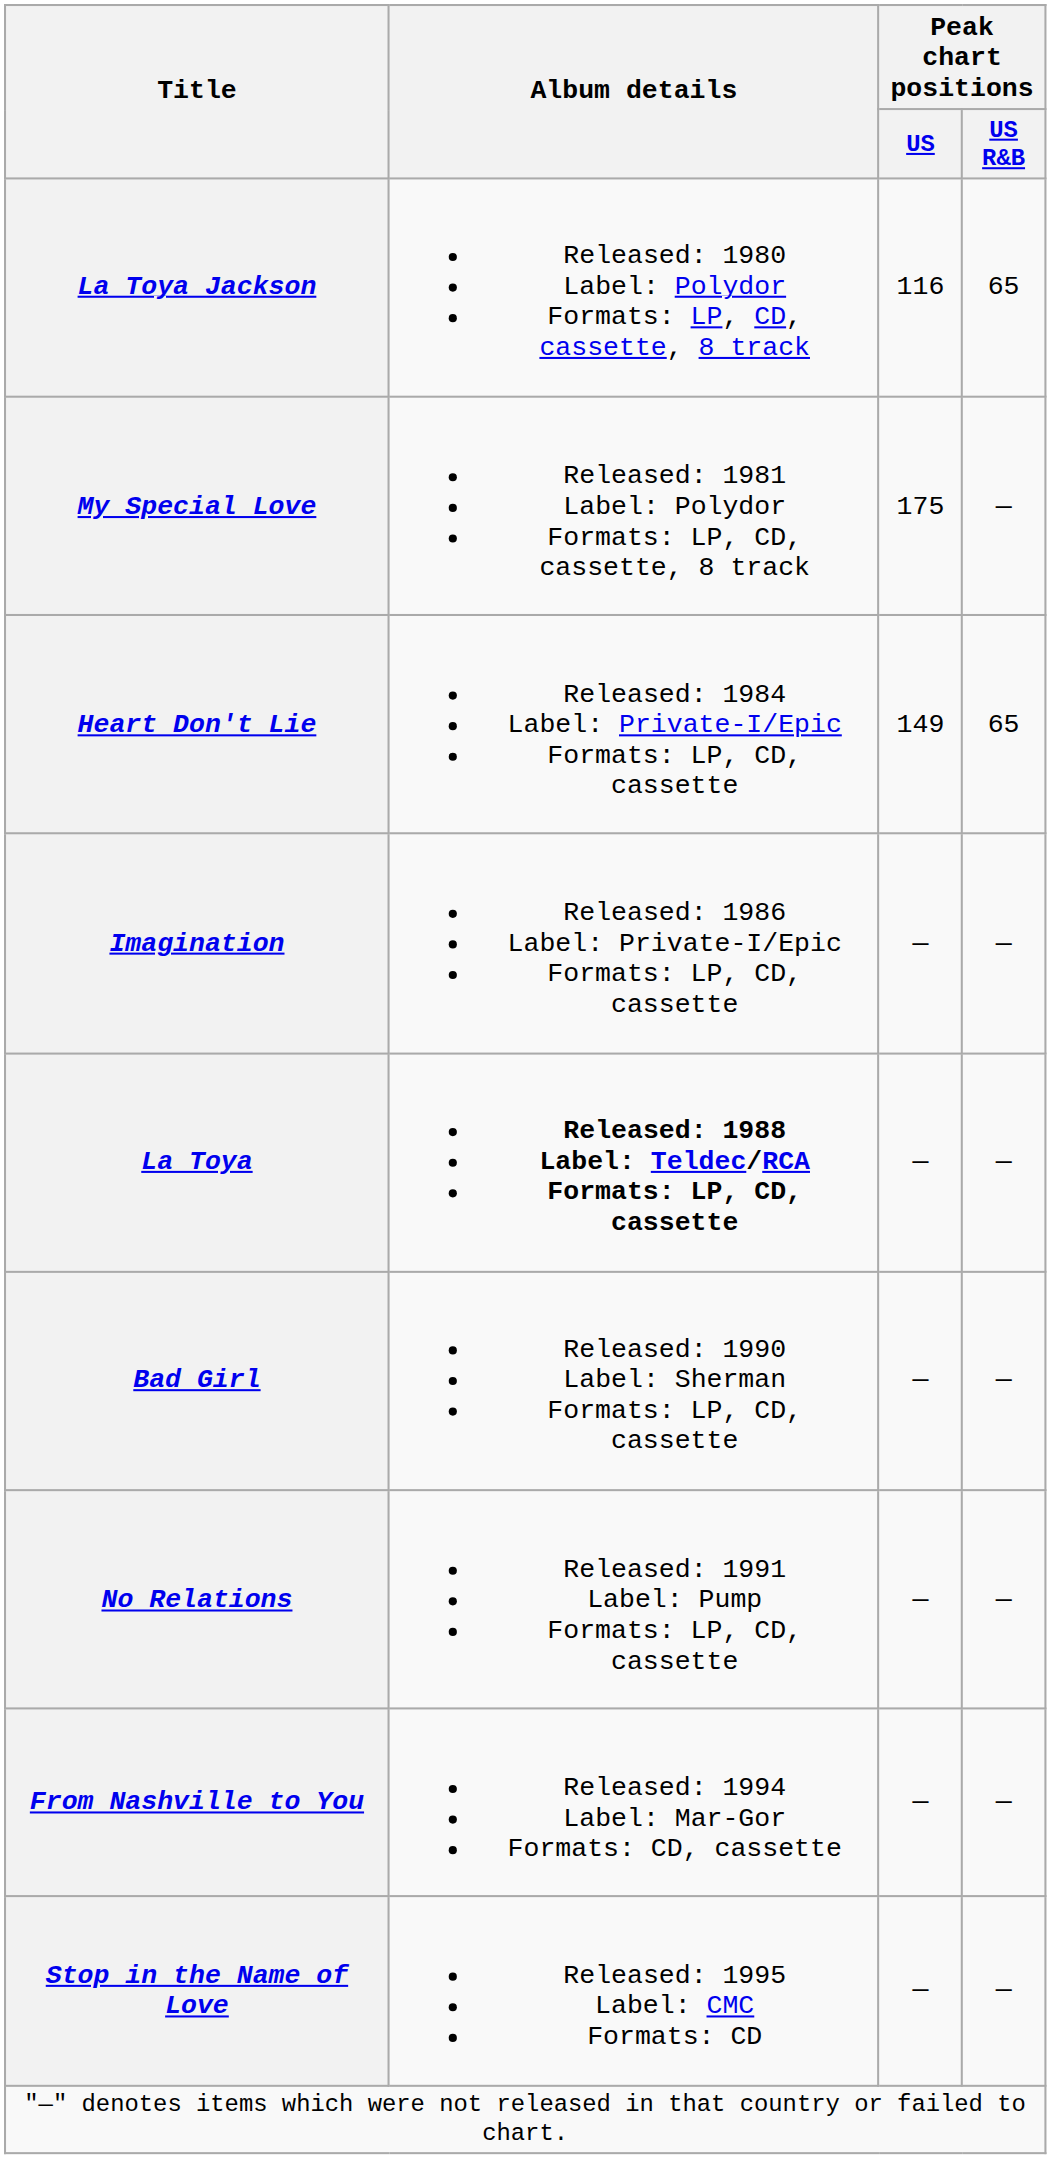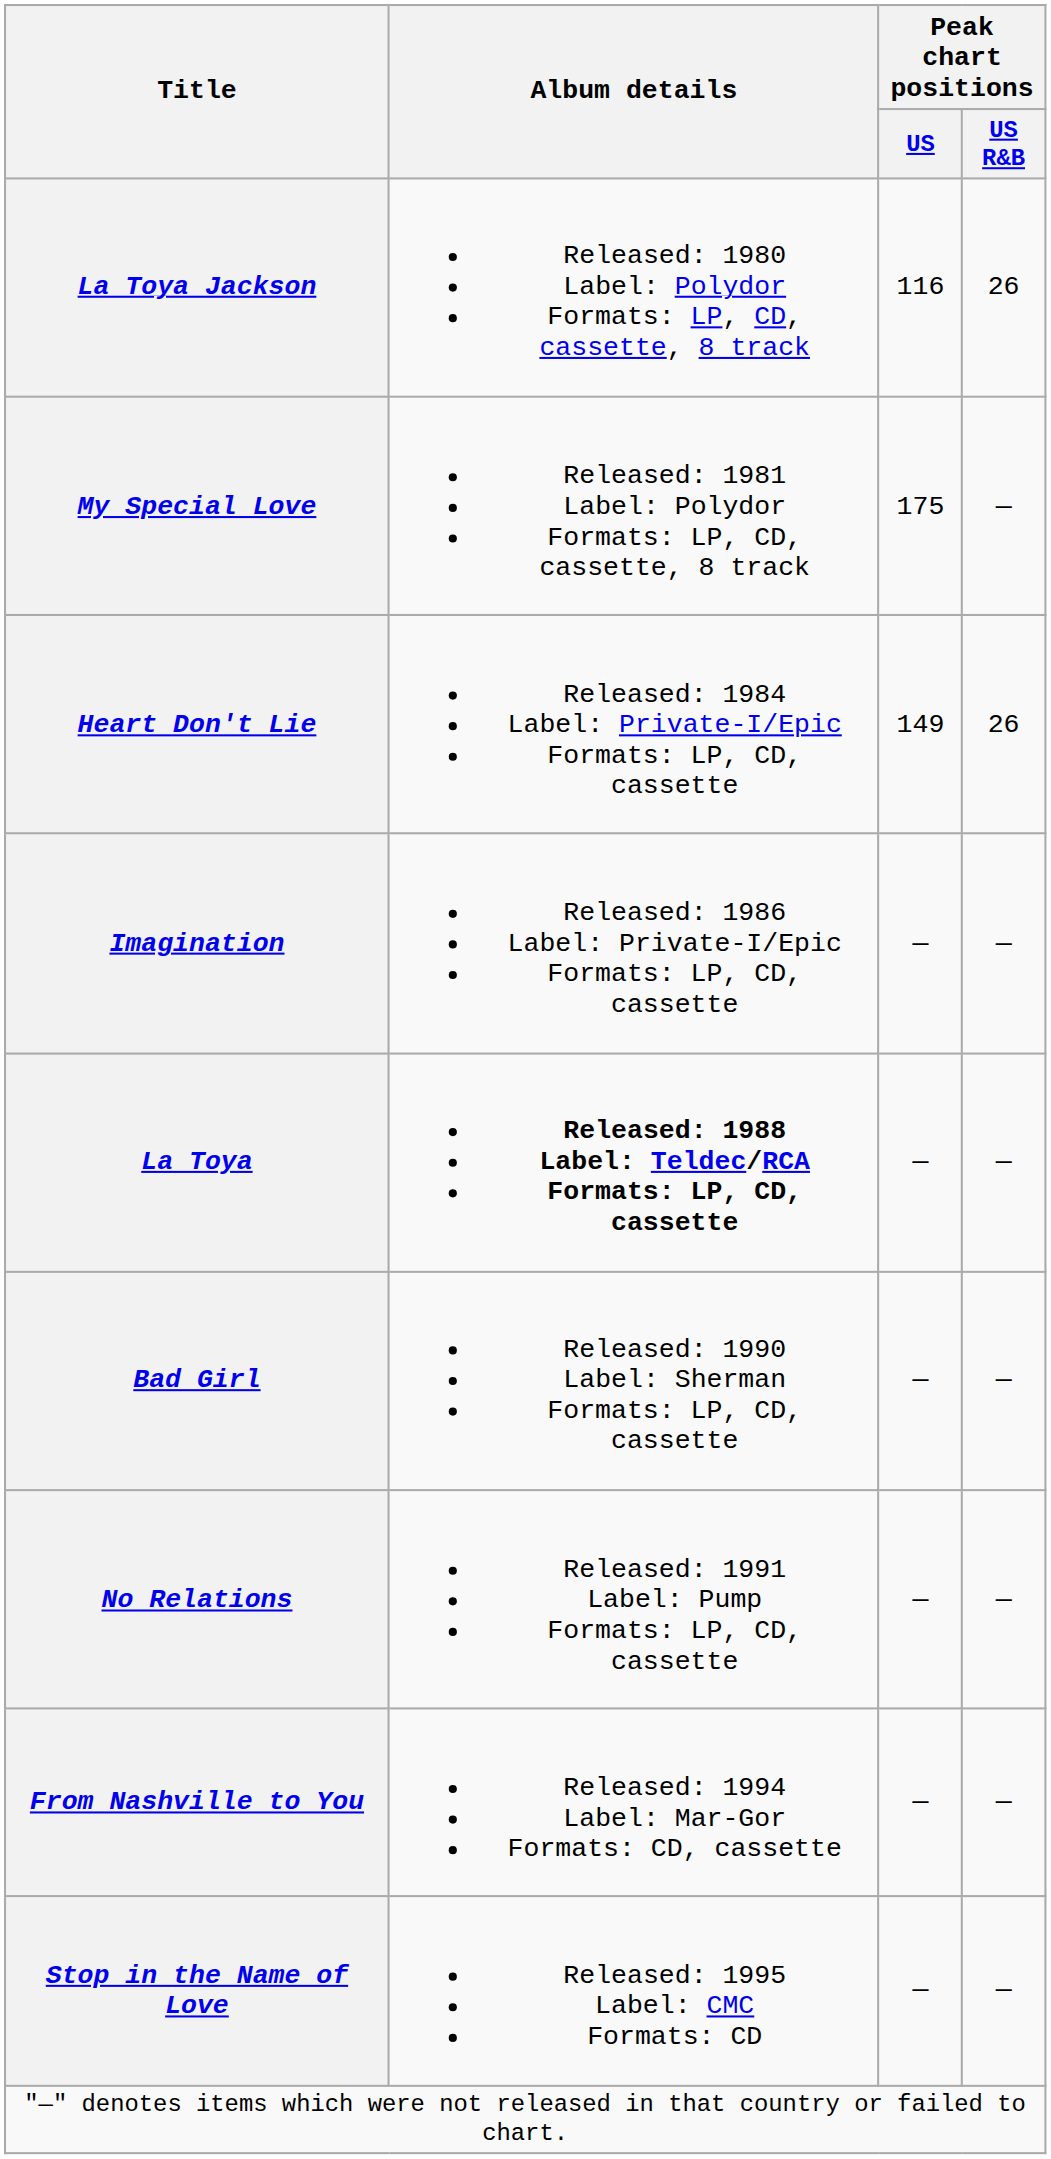(1004, 287) 65 -> (1004, 287) 26
(1004, 725) 65 -> (1004, 725) 26
